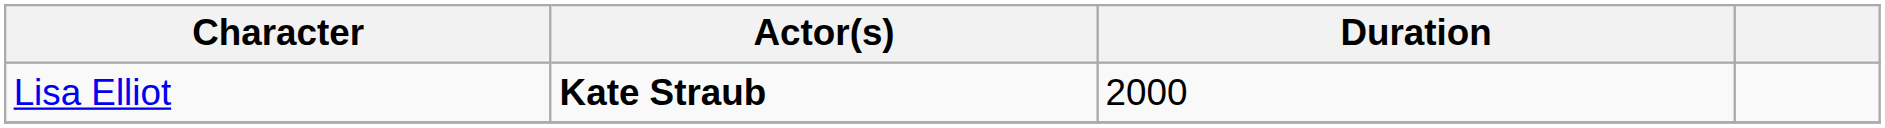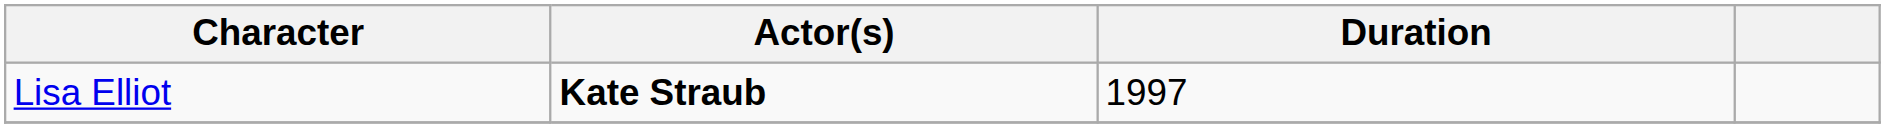(1146, 92) 2000 -> (1146, 92) 1997
